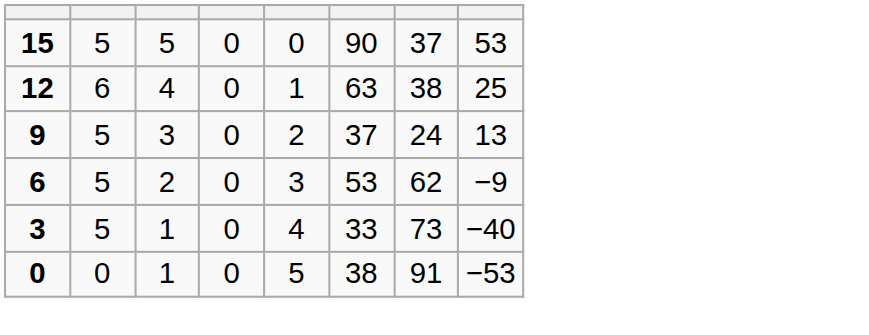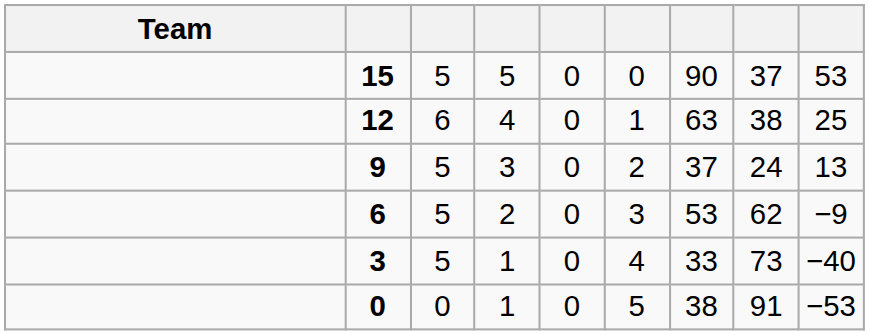+ column: (175, 29)
